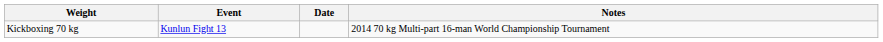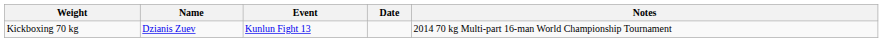+ column: (191, 13)
